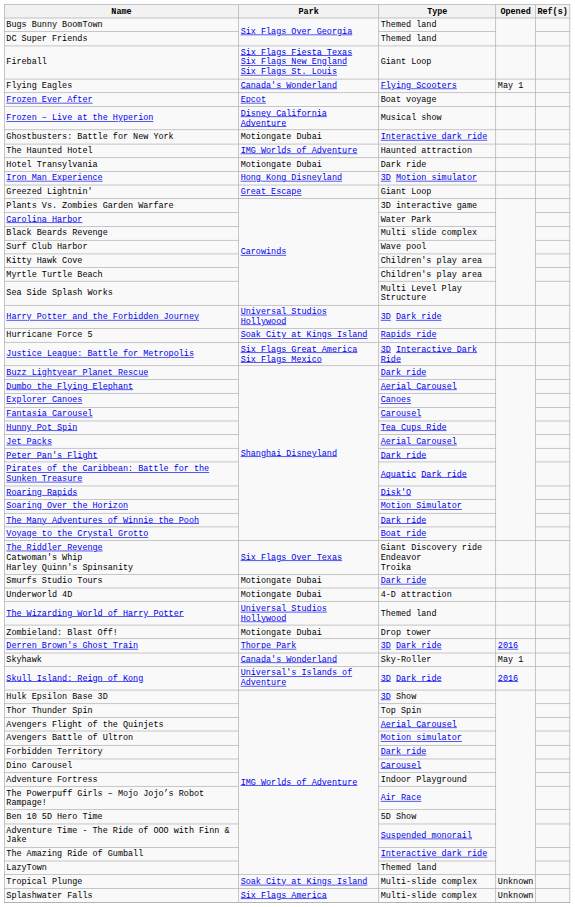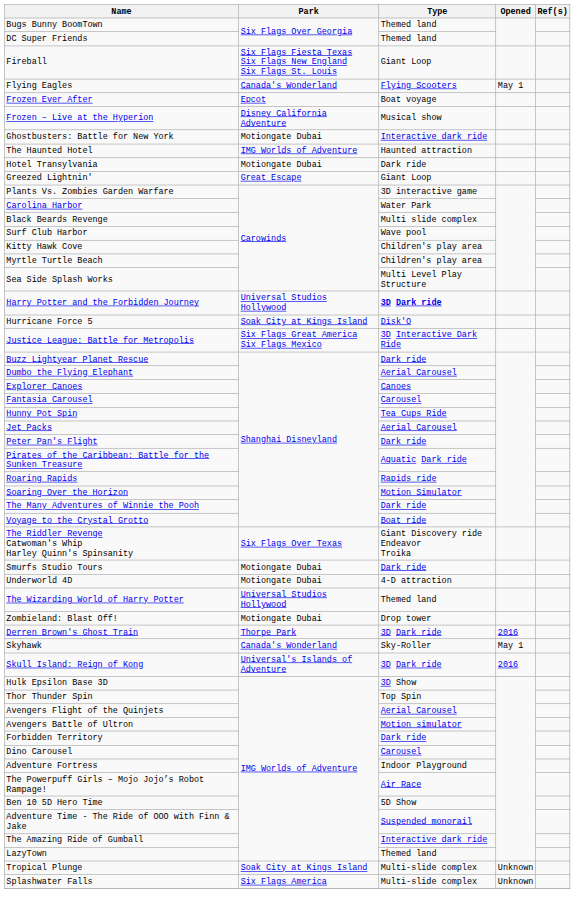- row: (55, 178)
(411, 317) normal -> (411, 303) bold
(409, 335) Rapids ride -> (396, 322) Disk'O
(396, 493) Disk'O -> (409, 479) Rapids ride
